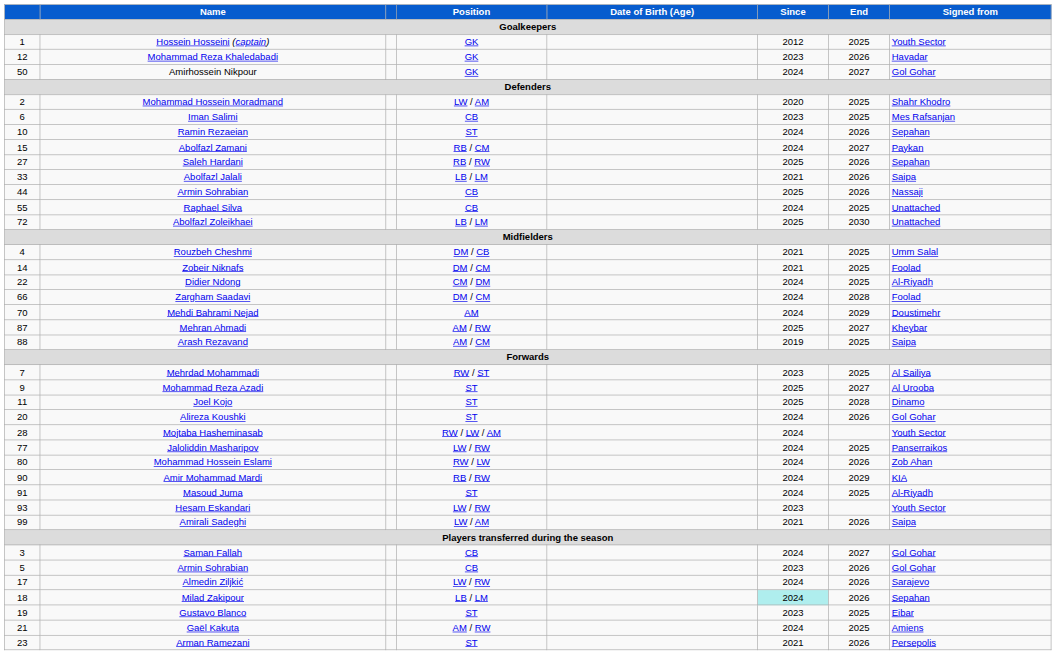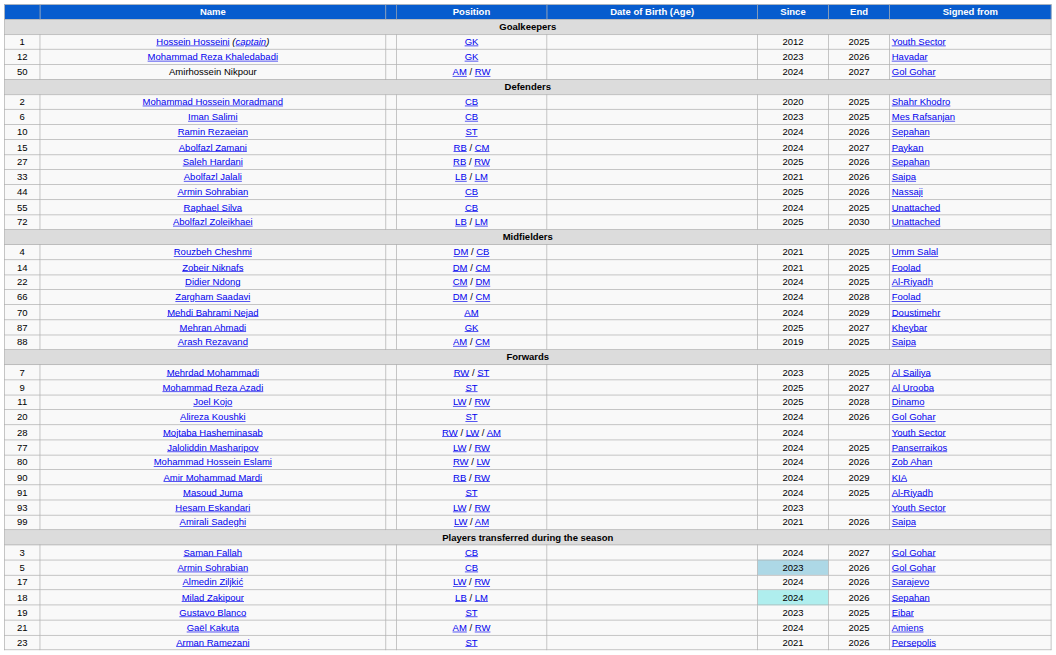(471, 72) GK -> (471, 72) AM / RW
(471, 102) LW / AM -> (471, 102) CB
(471, 328) AM / RW -> (471, 328) GK
(471, 403) ST -> (471, 403) LW / RW
(793, 568) no background -> (793, 568) lightblue background
